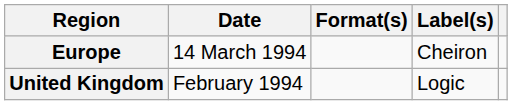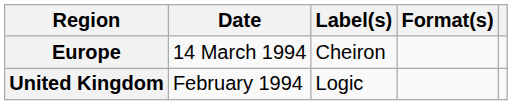columns swapped: (362, 20) <-> (455, 20)
